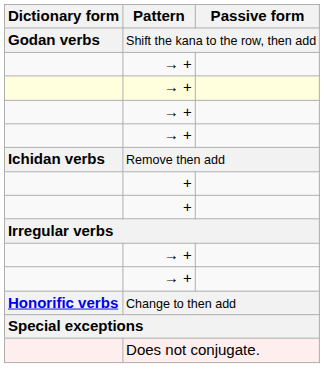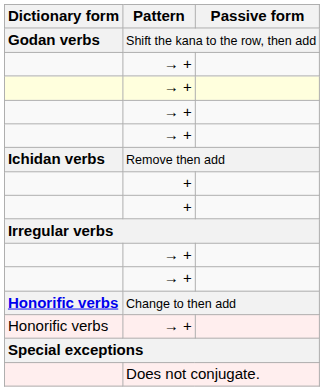+ row: (58, 326)
